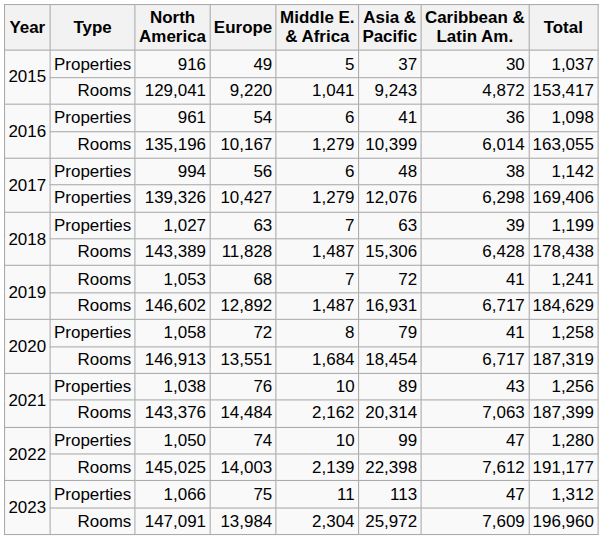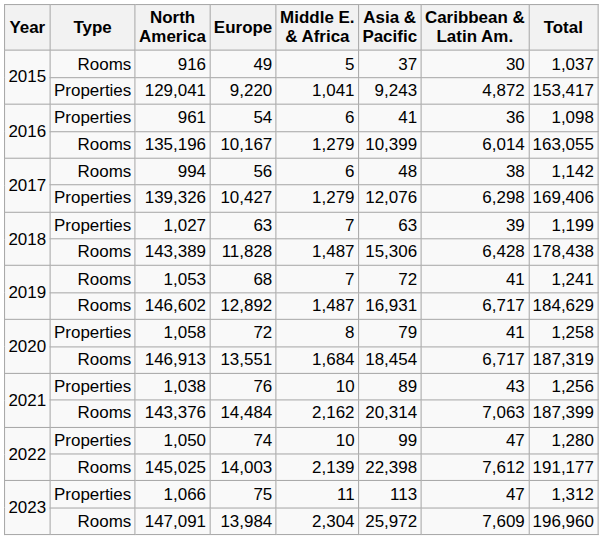(93, 63) Properties -> (104, 63) Rooms
(104, 90) Rooms -> (93, 90) Properties
(93, 171) Properties -> (104, 171) Rooms
